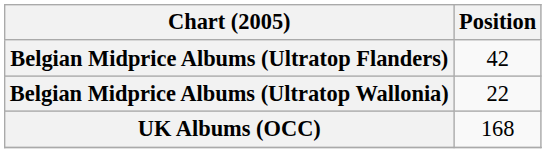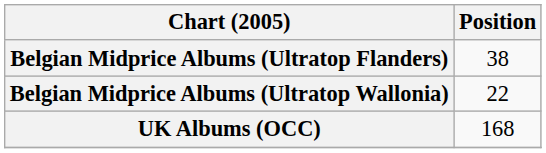(498, 57) 42 -> (498, 57) 38
